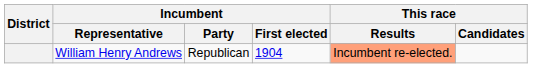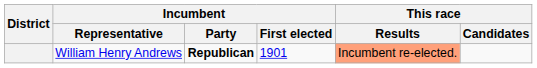(219, 53) normal -> (221, 53) bold
(269, 53) 1904 -> (273, 53) 1901
